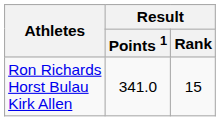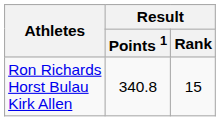(138, 87) 341.0 -> (138, 87) 340.8
